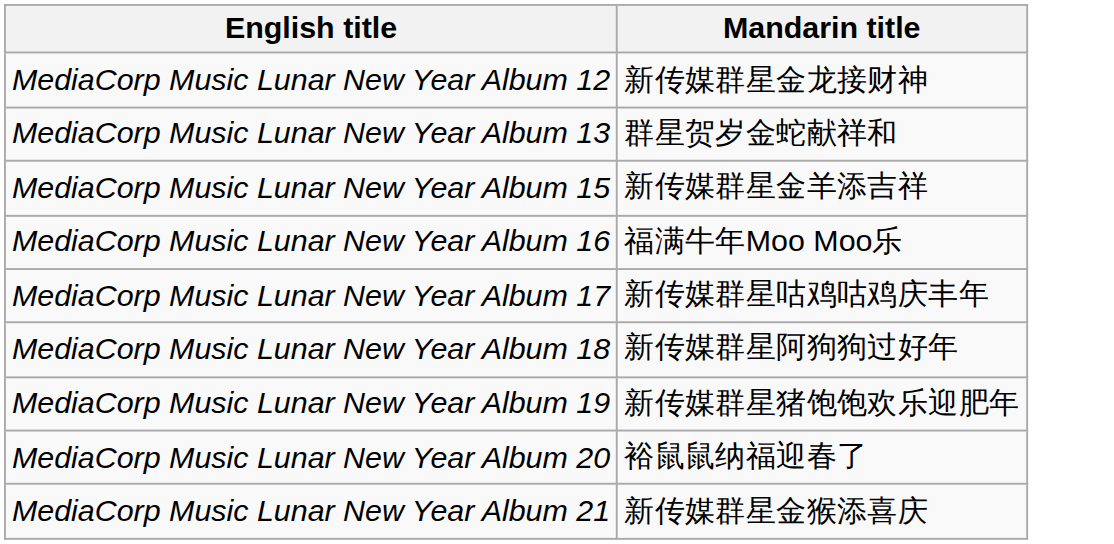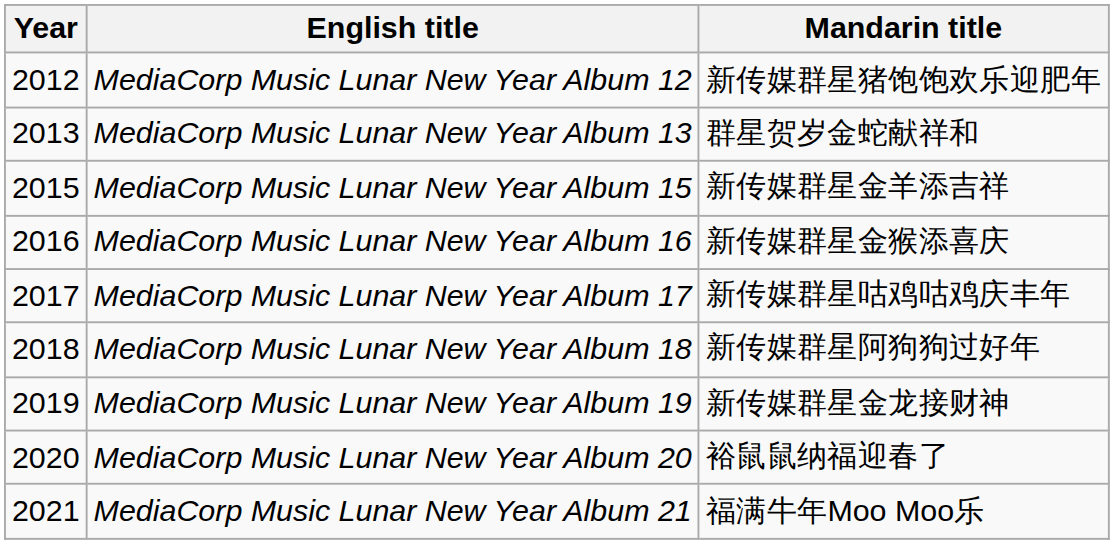+ column: (46, 28)
(776, 78) 新传媒群星金龙接财神 -> (903, 78) 新传媒群星猪饱饱欢乐迎肥年
(764, 240) 福满牛年Moo Moo乐 -> (858, 240) 新传媒群星金猴添喜庆
(822, 402) 新传媒群星猪饱饱欢乐迎肥年 -> (858, 402) 新传媒群星金龙接财神
(776, 510) 新传媒群星金猴添喜庆 -> (845, 510) 福满牛年Moo Moo乐
